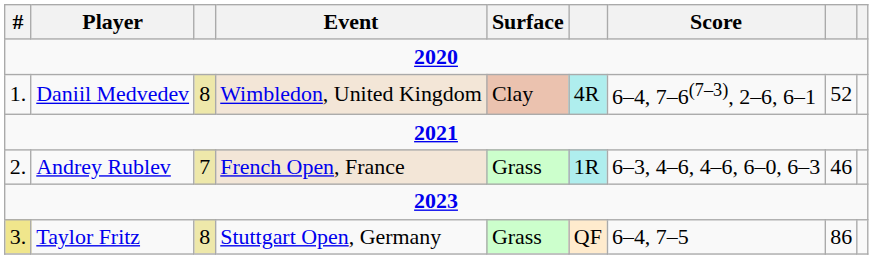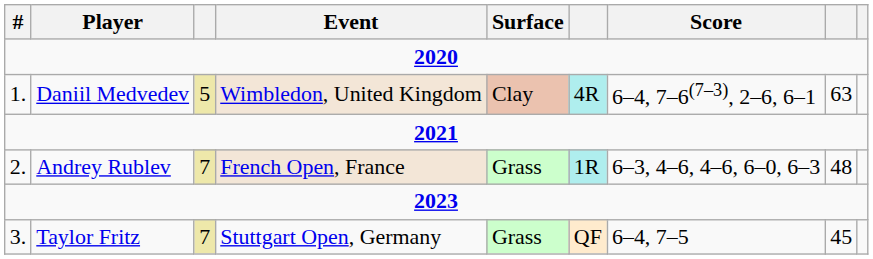(205, 94) 8 -> (205, 94) 5
(841, 94) 52 -> (841, 94) 63
(841, 166) 46 -> (841, 166) 48
(18, 236) khaki background -> (18, 236) no background
(205, 236) 8 -> (205, 236) 7
(841, 236) 86 -> (841, 236) 45
